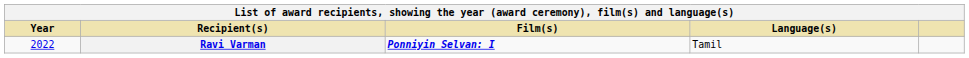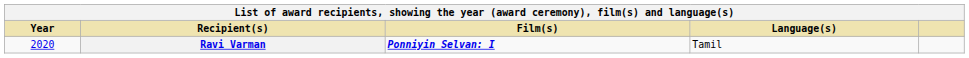(42, 45) 2022 -> (42, 45) 2020
